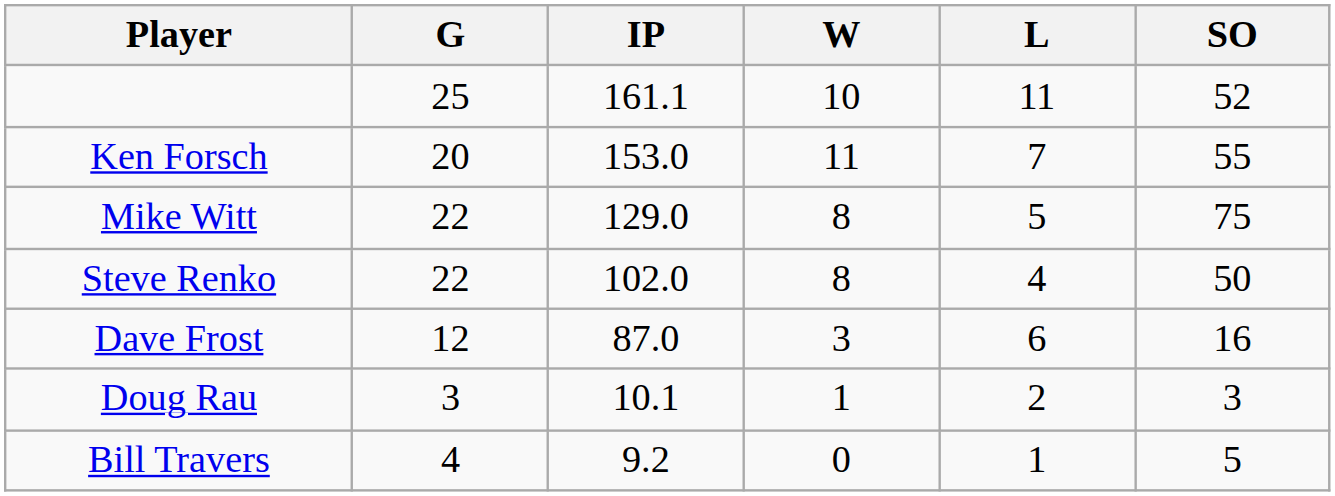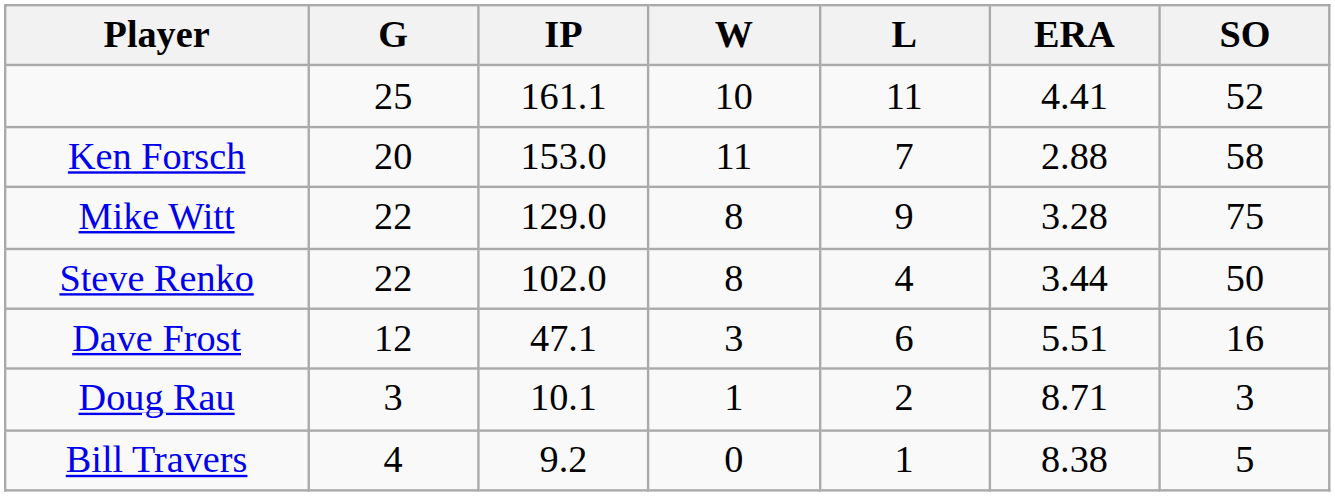+ column: (1074, 34)
(1232, 156) 55 -> (1245, 156) 58
(1037, 216) 5 -> (904, 216) 9
(646, 338) 87.0 -> (563, 338) 47.1
